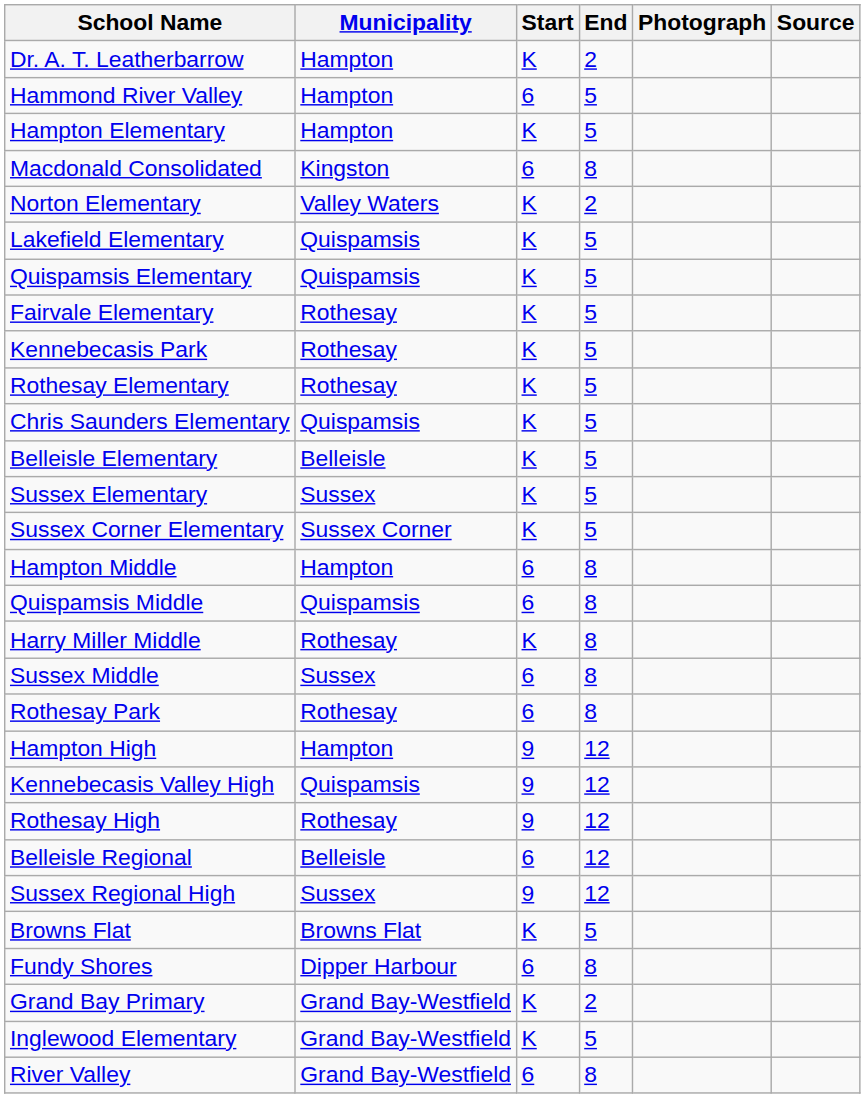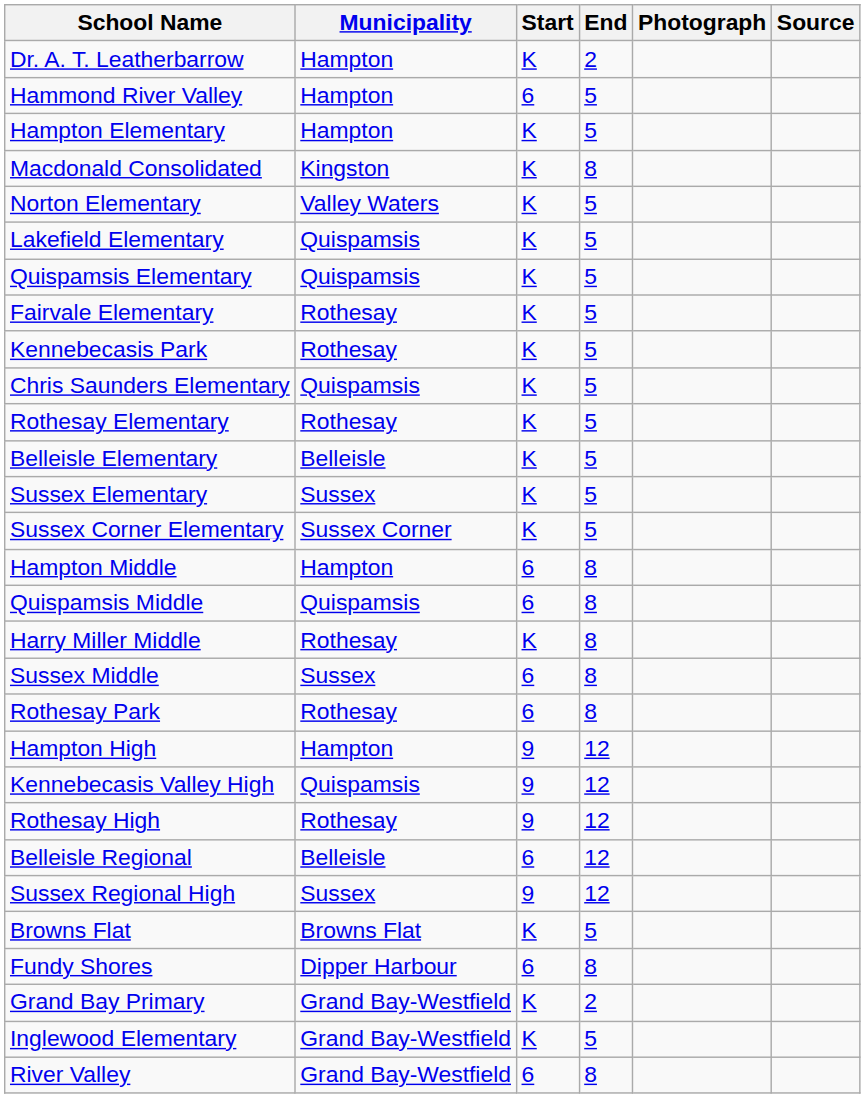(528, 167) 6 -> (529, 167) K
(591, 204) 2 -> (591, 204) 5
rows swapped: (119, 385) <-> (150, 421)
